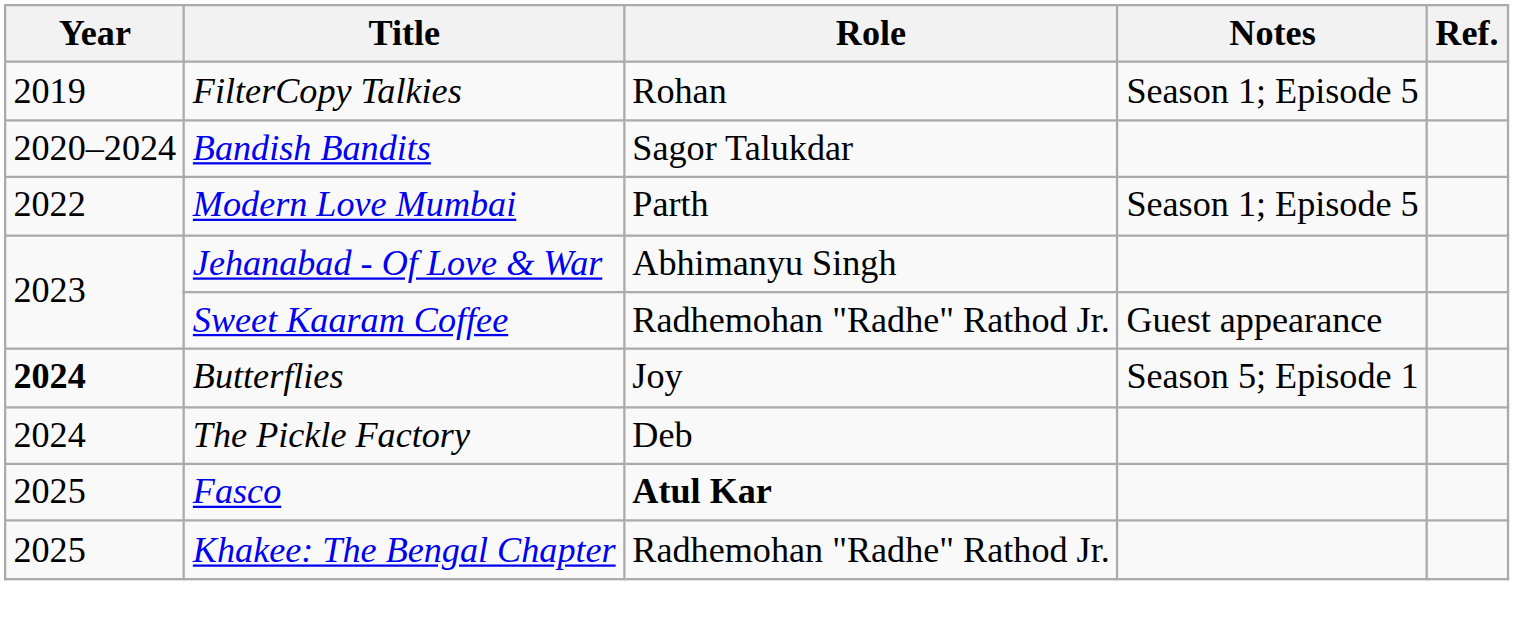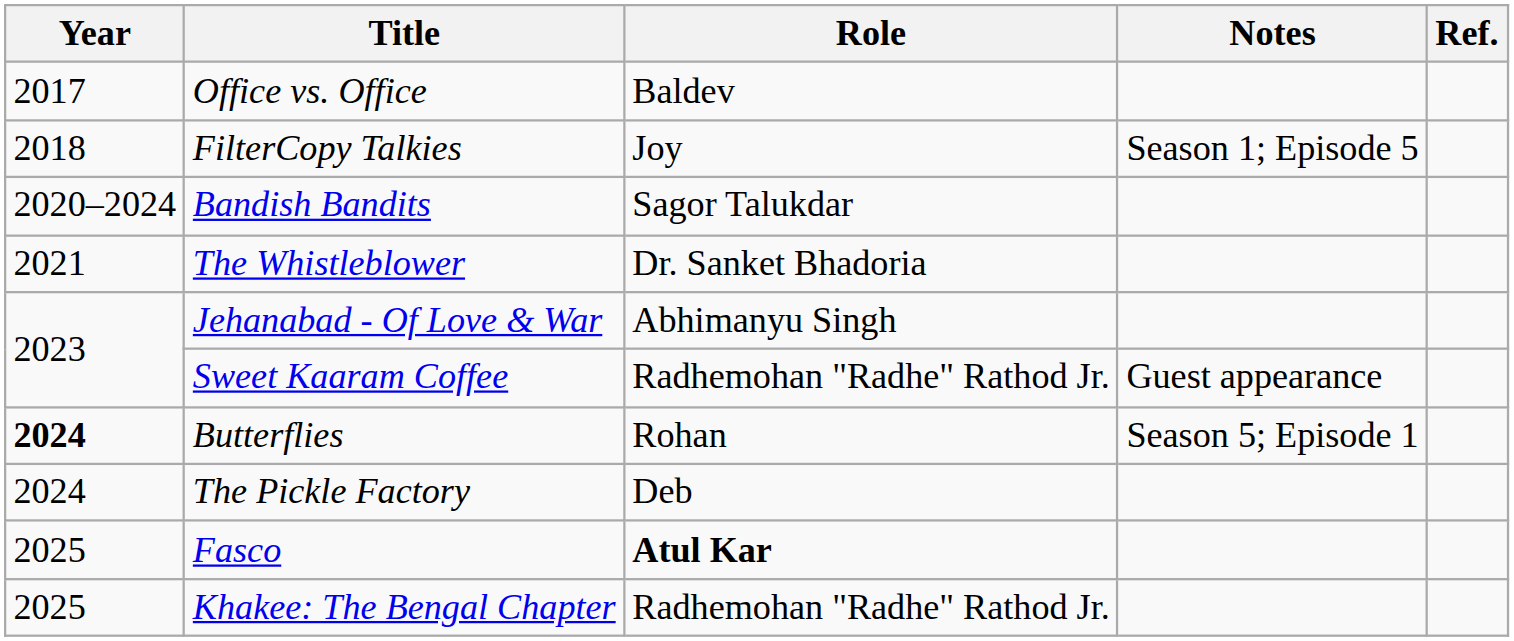+ row: (310, 90)
(50, 90) 2019 -> (50, 147) 2018
(680, 90) Rohan -> (657, 147) Joy
+ row: (329, 262)
- row: (355, 205)
(657, 377) Joy -> (680, 434) Rohan
